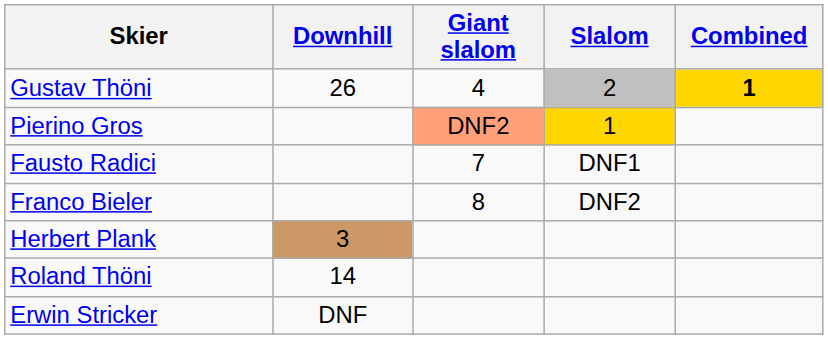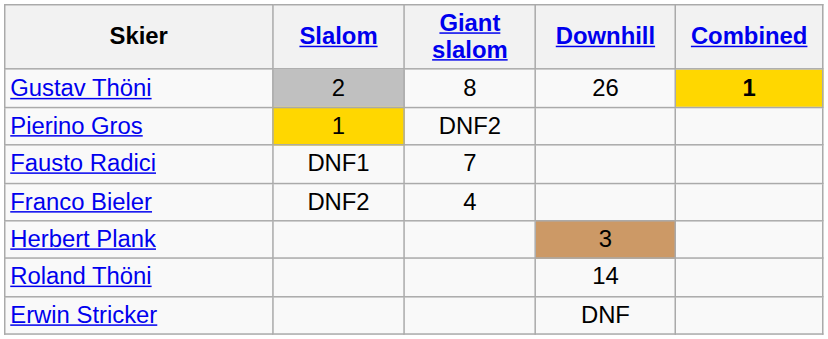columns swapped: (610, 36) <-> (343, 36)
(478, 88) 4 -> (470, 88) 8
(478, 125) lightsalmon background -> (470, 125) no background
(478, 201) 8 -> (470, 201) 4
